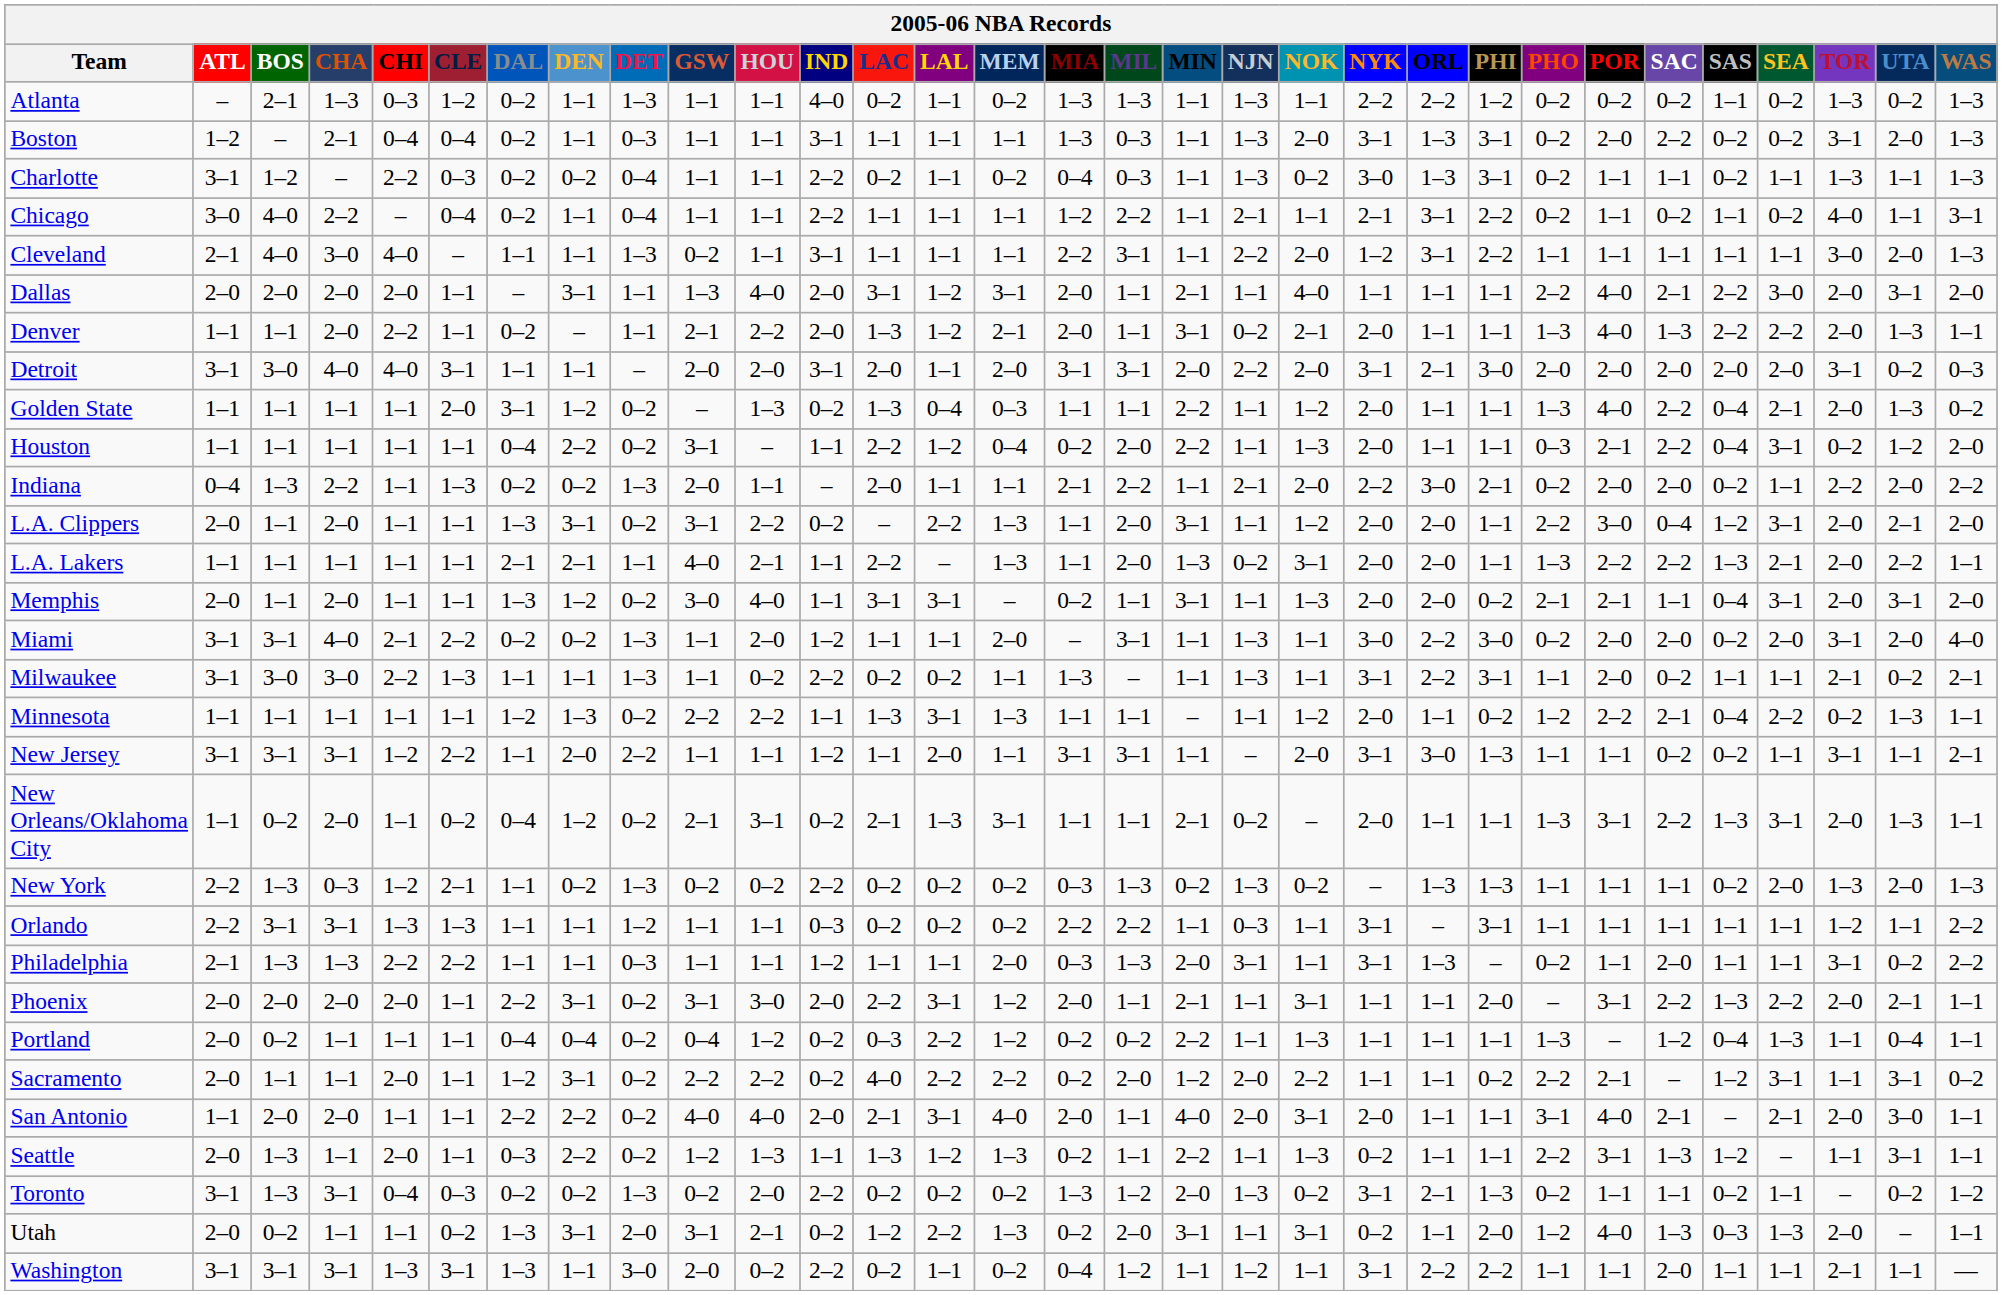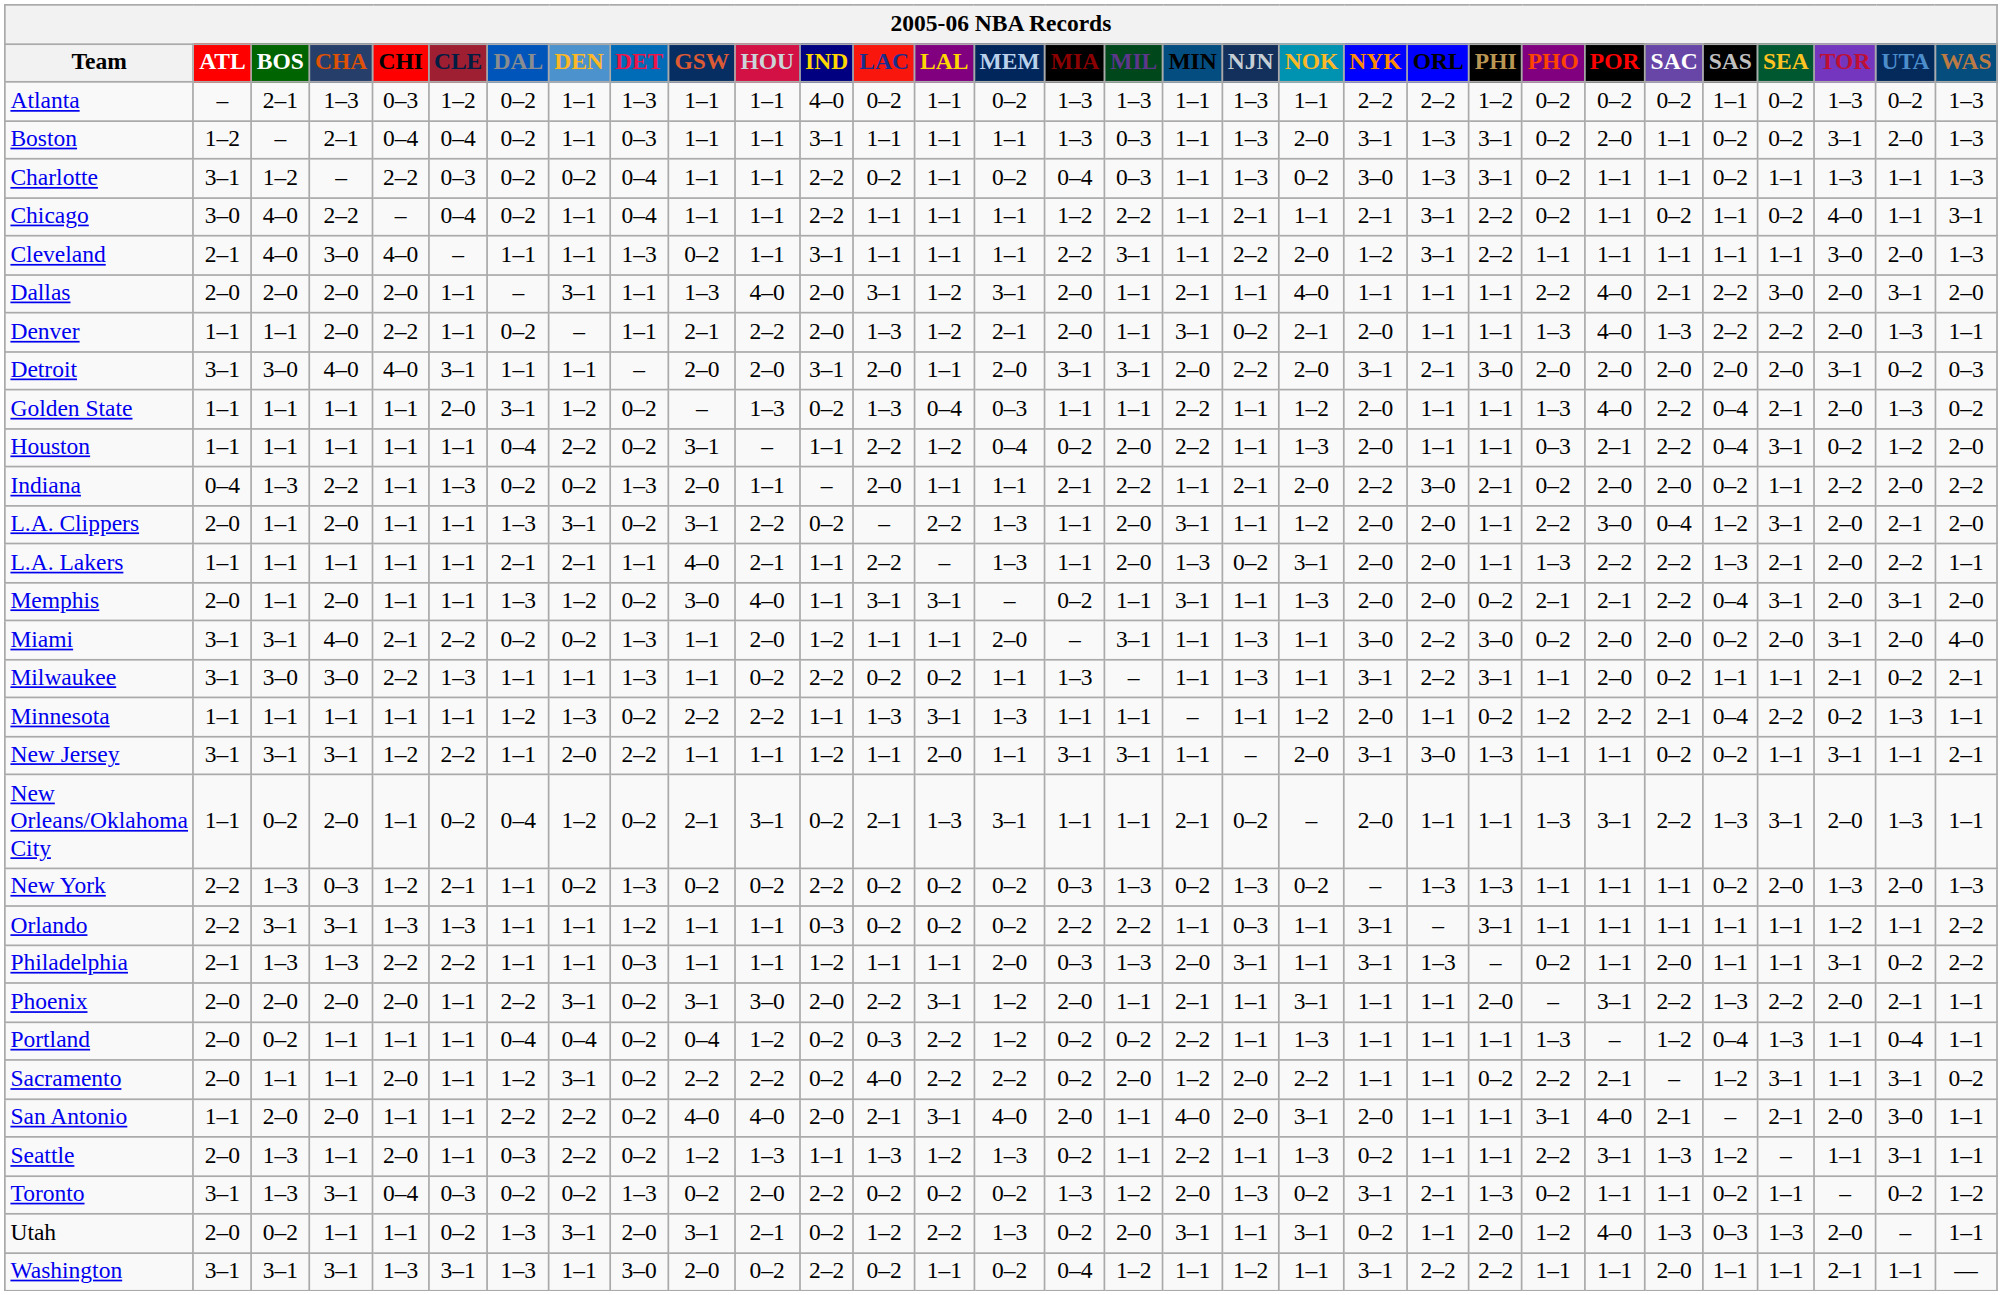(1674, 138) 2–2 -> (1674, 138) 1–1
(1674, 600) 1–1 -> (1674, 600) 2–2
